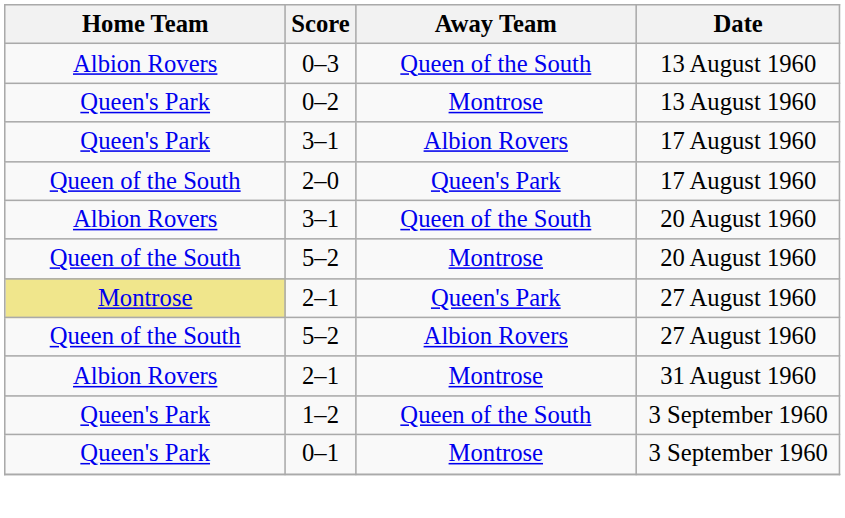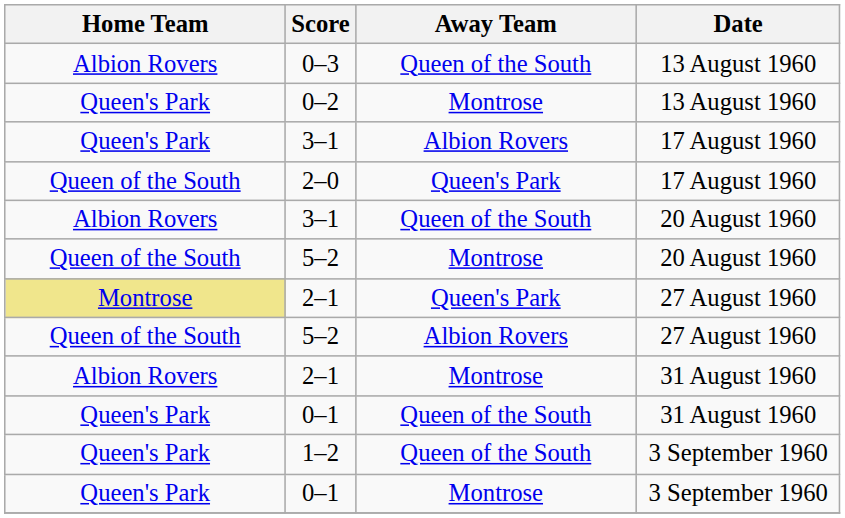+ row: (320, 414)
